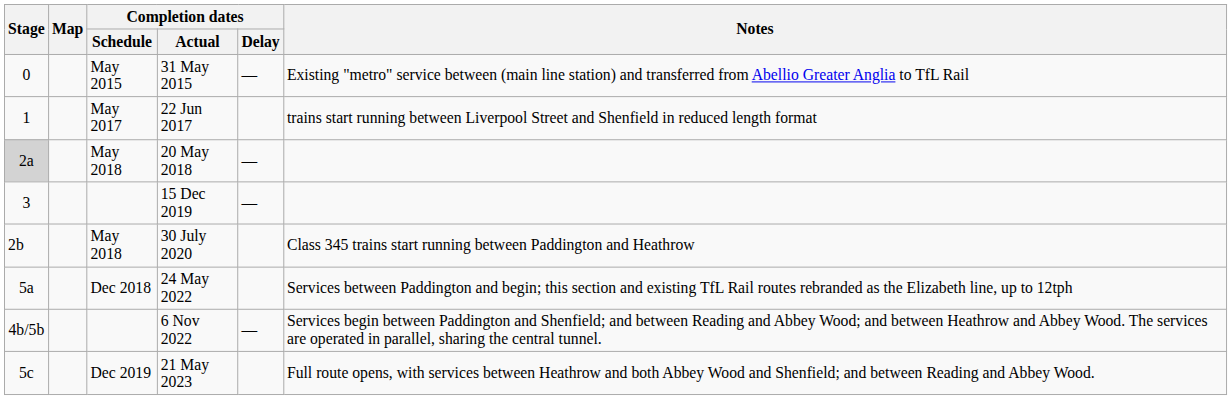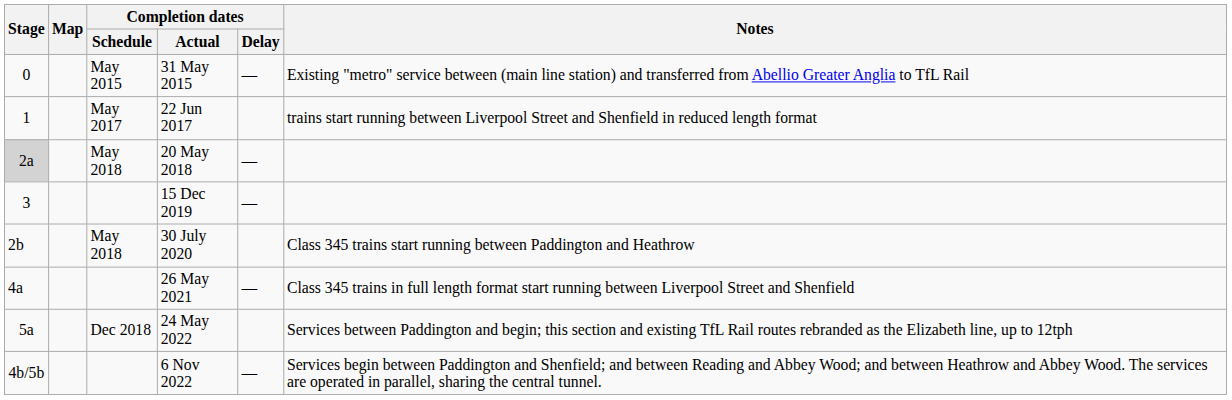+ row: (185, 288)
- row: (185, 373)
